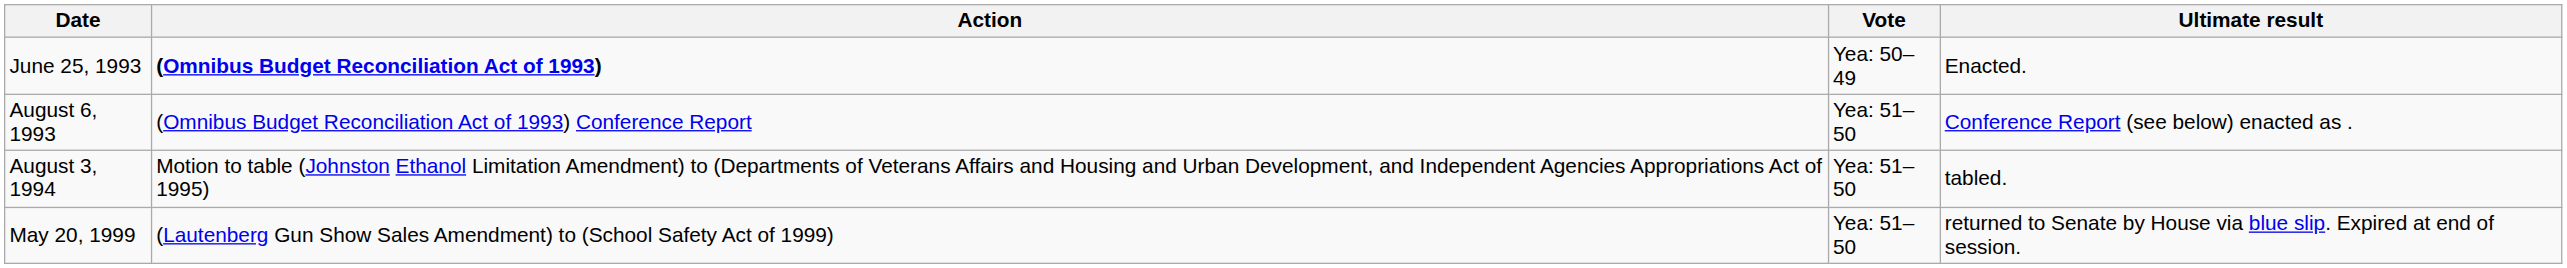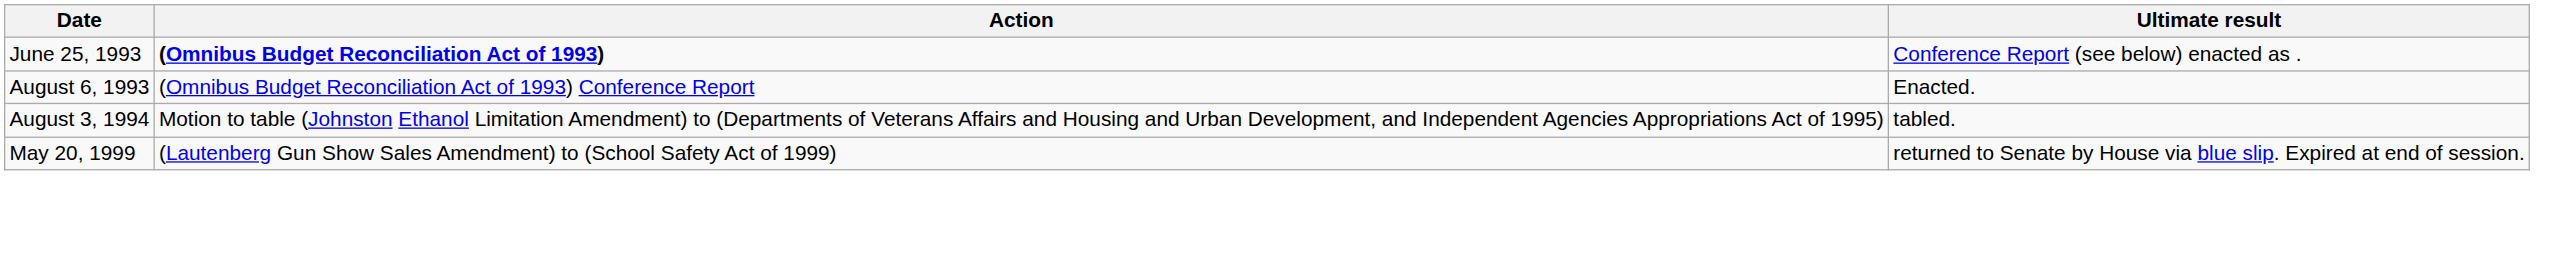- column: (1884, 20)
(1986, 65) Enacted. -> (2097, 53) Conference Report (see below) enacted as .
(2149, 122) Conference Report (see below) enacted as . -> (1934, 86) Enacted.
